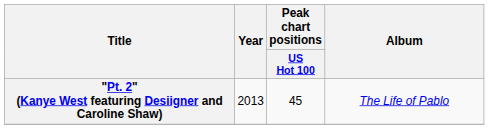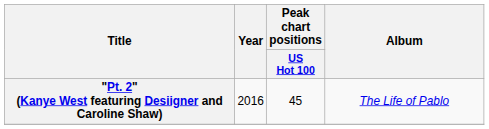(251, 101) 2013 -> (251, 101) 2016
